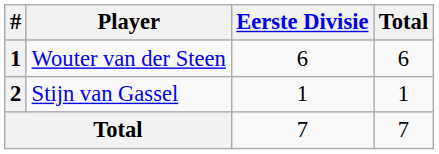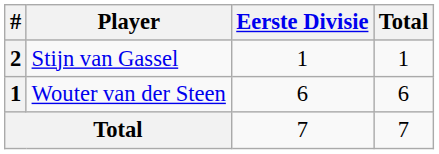rows swapped: (129, 58) <-> (105, 93)
